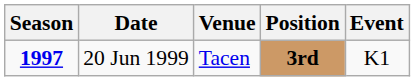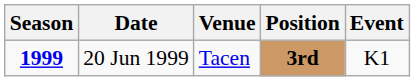(41, 58) 1997 -> (41, 58) 1999
